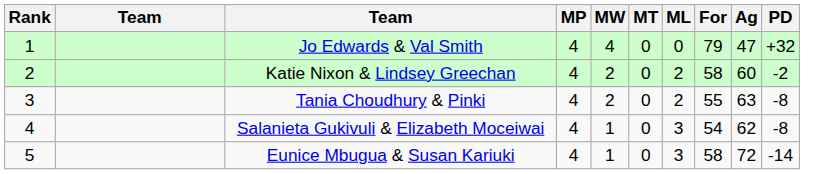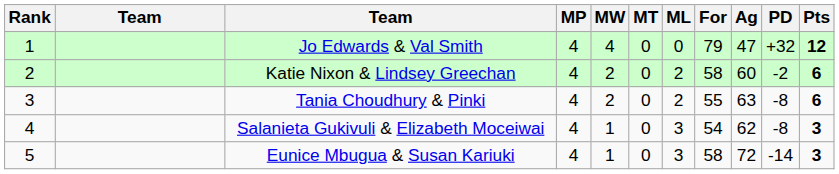+ column: (817, 18)
